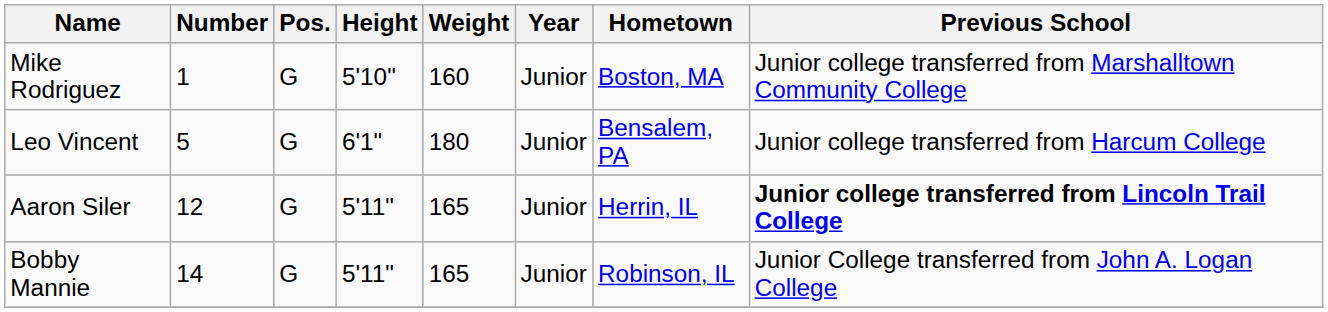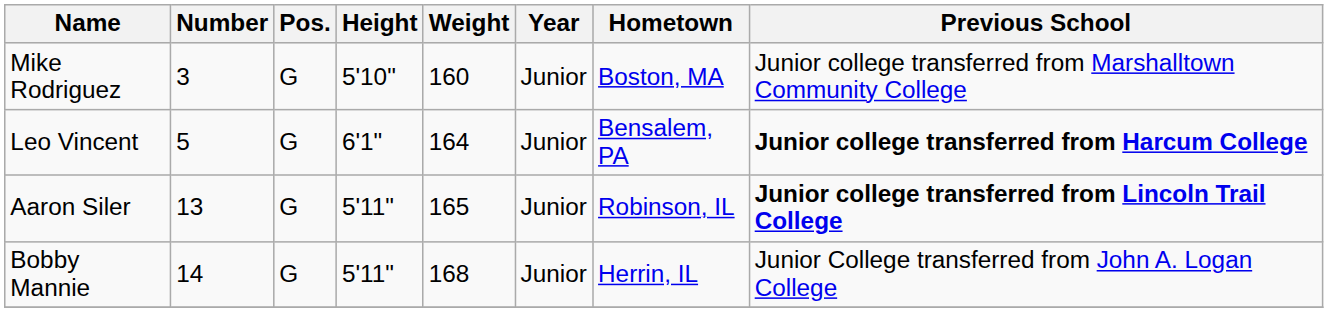(183, 76) 1 -> (183, 76) 3
(449, 141) 180 -> (449, 141) 164
(1010, 141) normal -> (1031, 141) bold
(190, 207) 12 -> (190, 207) 13
(648, 207) Herrin, IL -> (666, 207) Robinson, IL
(449, 273) 165 -> (449, 273) 168
(666, 273) Robinson, IL -> (648, 273) Herrin, IL
